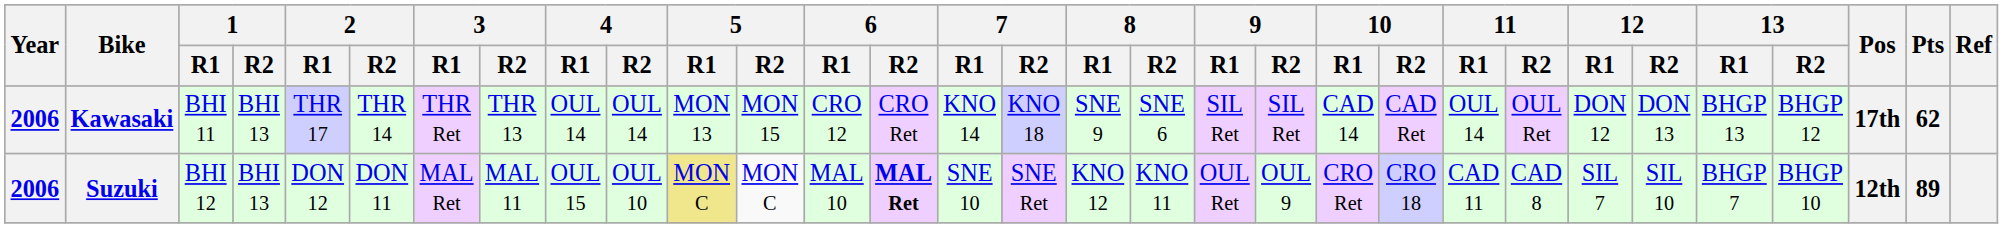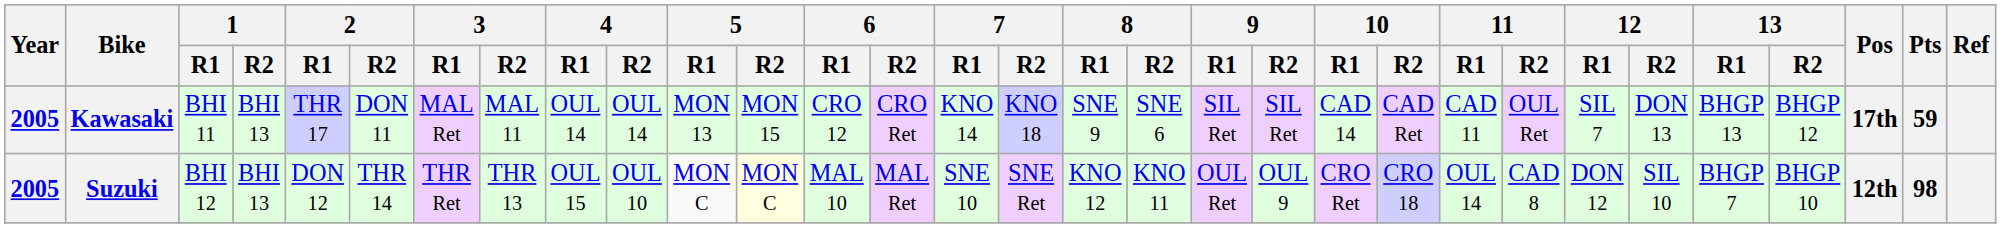(35, 119) 2006 -> (35, 119) 2005
(382, 119) THR 14 -> (382, 119) DON 11
(447, 119) THR Ret -> (447, 119) MAL Ret
(512, 119) THR 13 -> (512, 119) MAL 11
(1474, 119) OUL 14 -> (1471, 119) CAD 11
(1600, 119) DON 12 -> (1597, 119) SIL 7
(1928, 119) 62 -> (1925, 119) 59
(35, 188) 2006 -> (35, 188) 2005
(382, 188) DON 11 -> (382, 188) THR 14
(447, 188) MAL Ret -> (447, 188) THR Ret
(512, 188) MAL 11 -> (512, 188) THR 13
(702, 188) khaki background -> (702, 188) no background
(770, 188) no background -> (770, 188) lightyellow background
(903, 188) bold -> (902, 188) normal
(1474, 188) CAD 11 -> (1471, 188) OUL 14
(1600, 188) SIL 7 -> (1597, 188) DON 12
(1928, 188) 89 -> (1925, 188) 98
